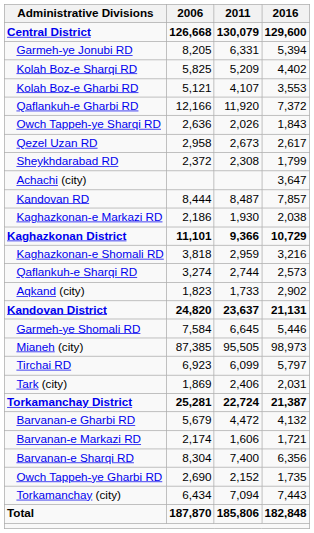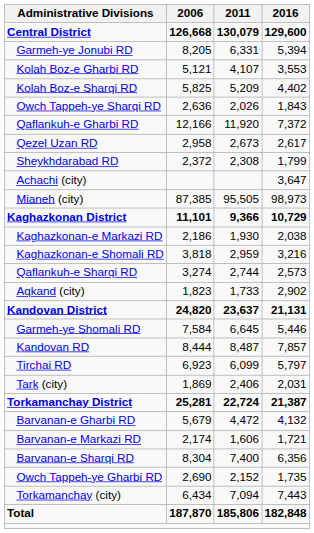rows swapped: (77, 87) <-> (77, 69)
rows swapped: (89, 124) <-> (77, 106)
rows swapped: (50, 347) <-> (53, 198)
rows swapped: (67, 236) <-> (89, 217)
